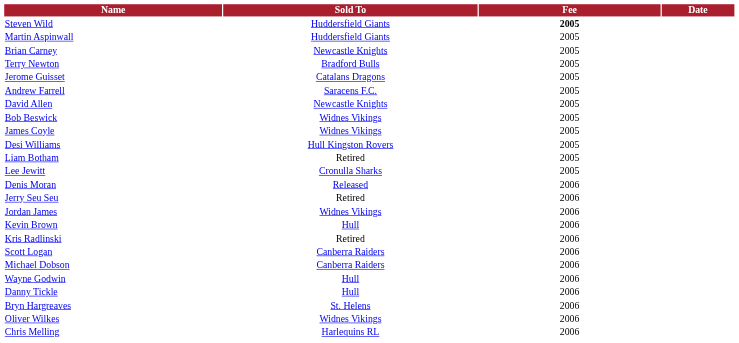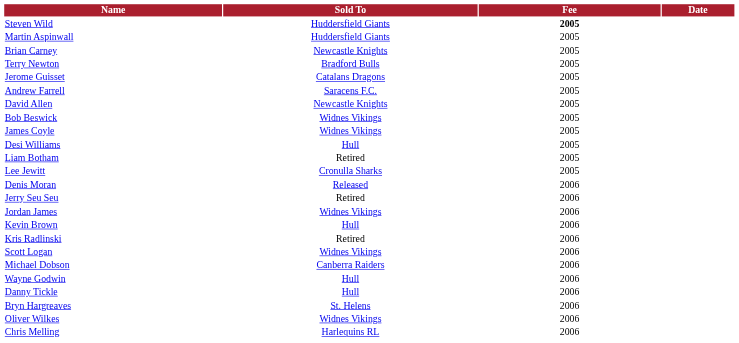(350, 144) Hull Kingston Rovers -> (350, 144) Hull
(350, 252) Canberra Raiders -> (350, 252) Widnes Vikings
